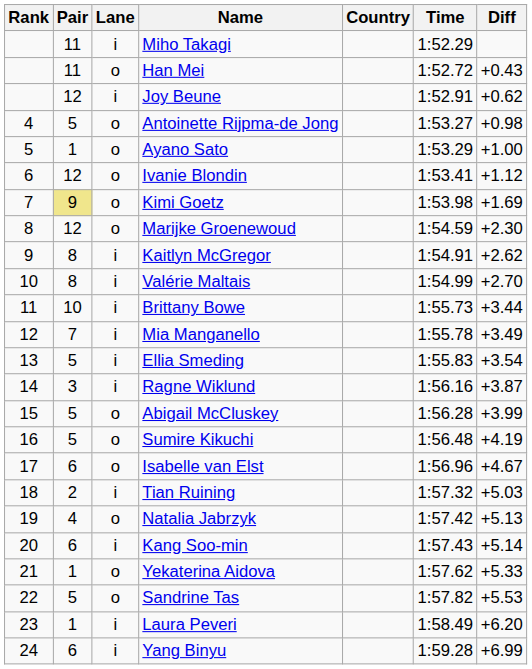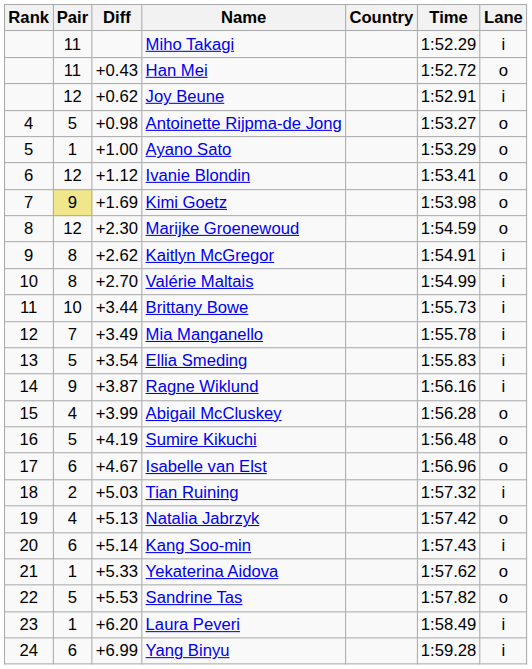columns swapped: (115, 17) <-> (502, 17)
(72, 387) 3 -> (72, 387) 9
(72, 413) 5 -> (72, 413) 4
